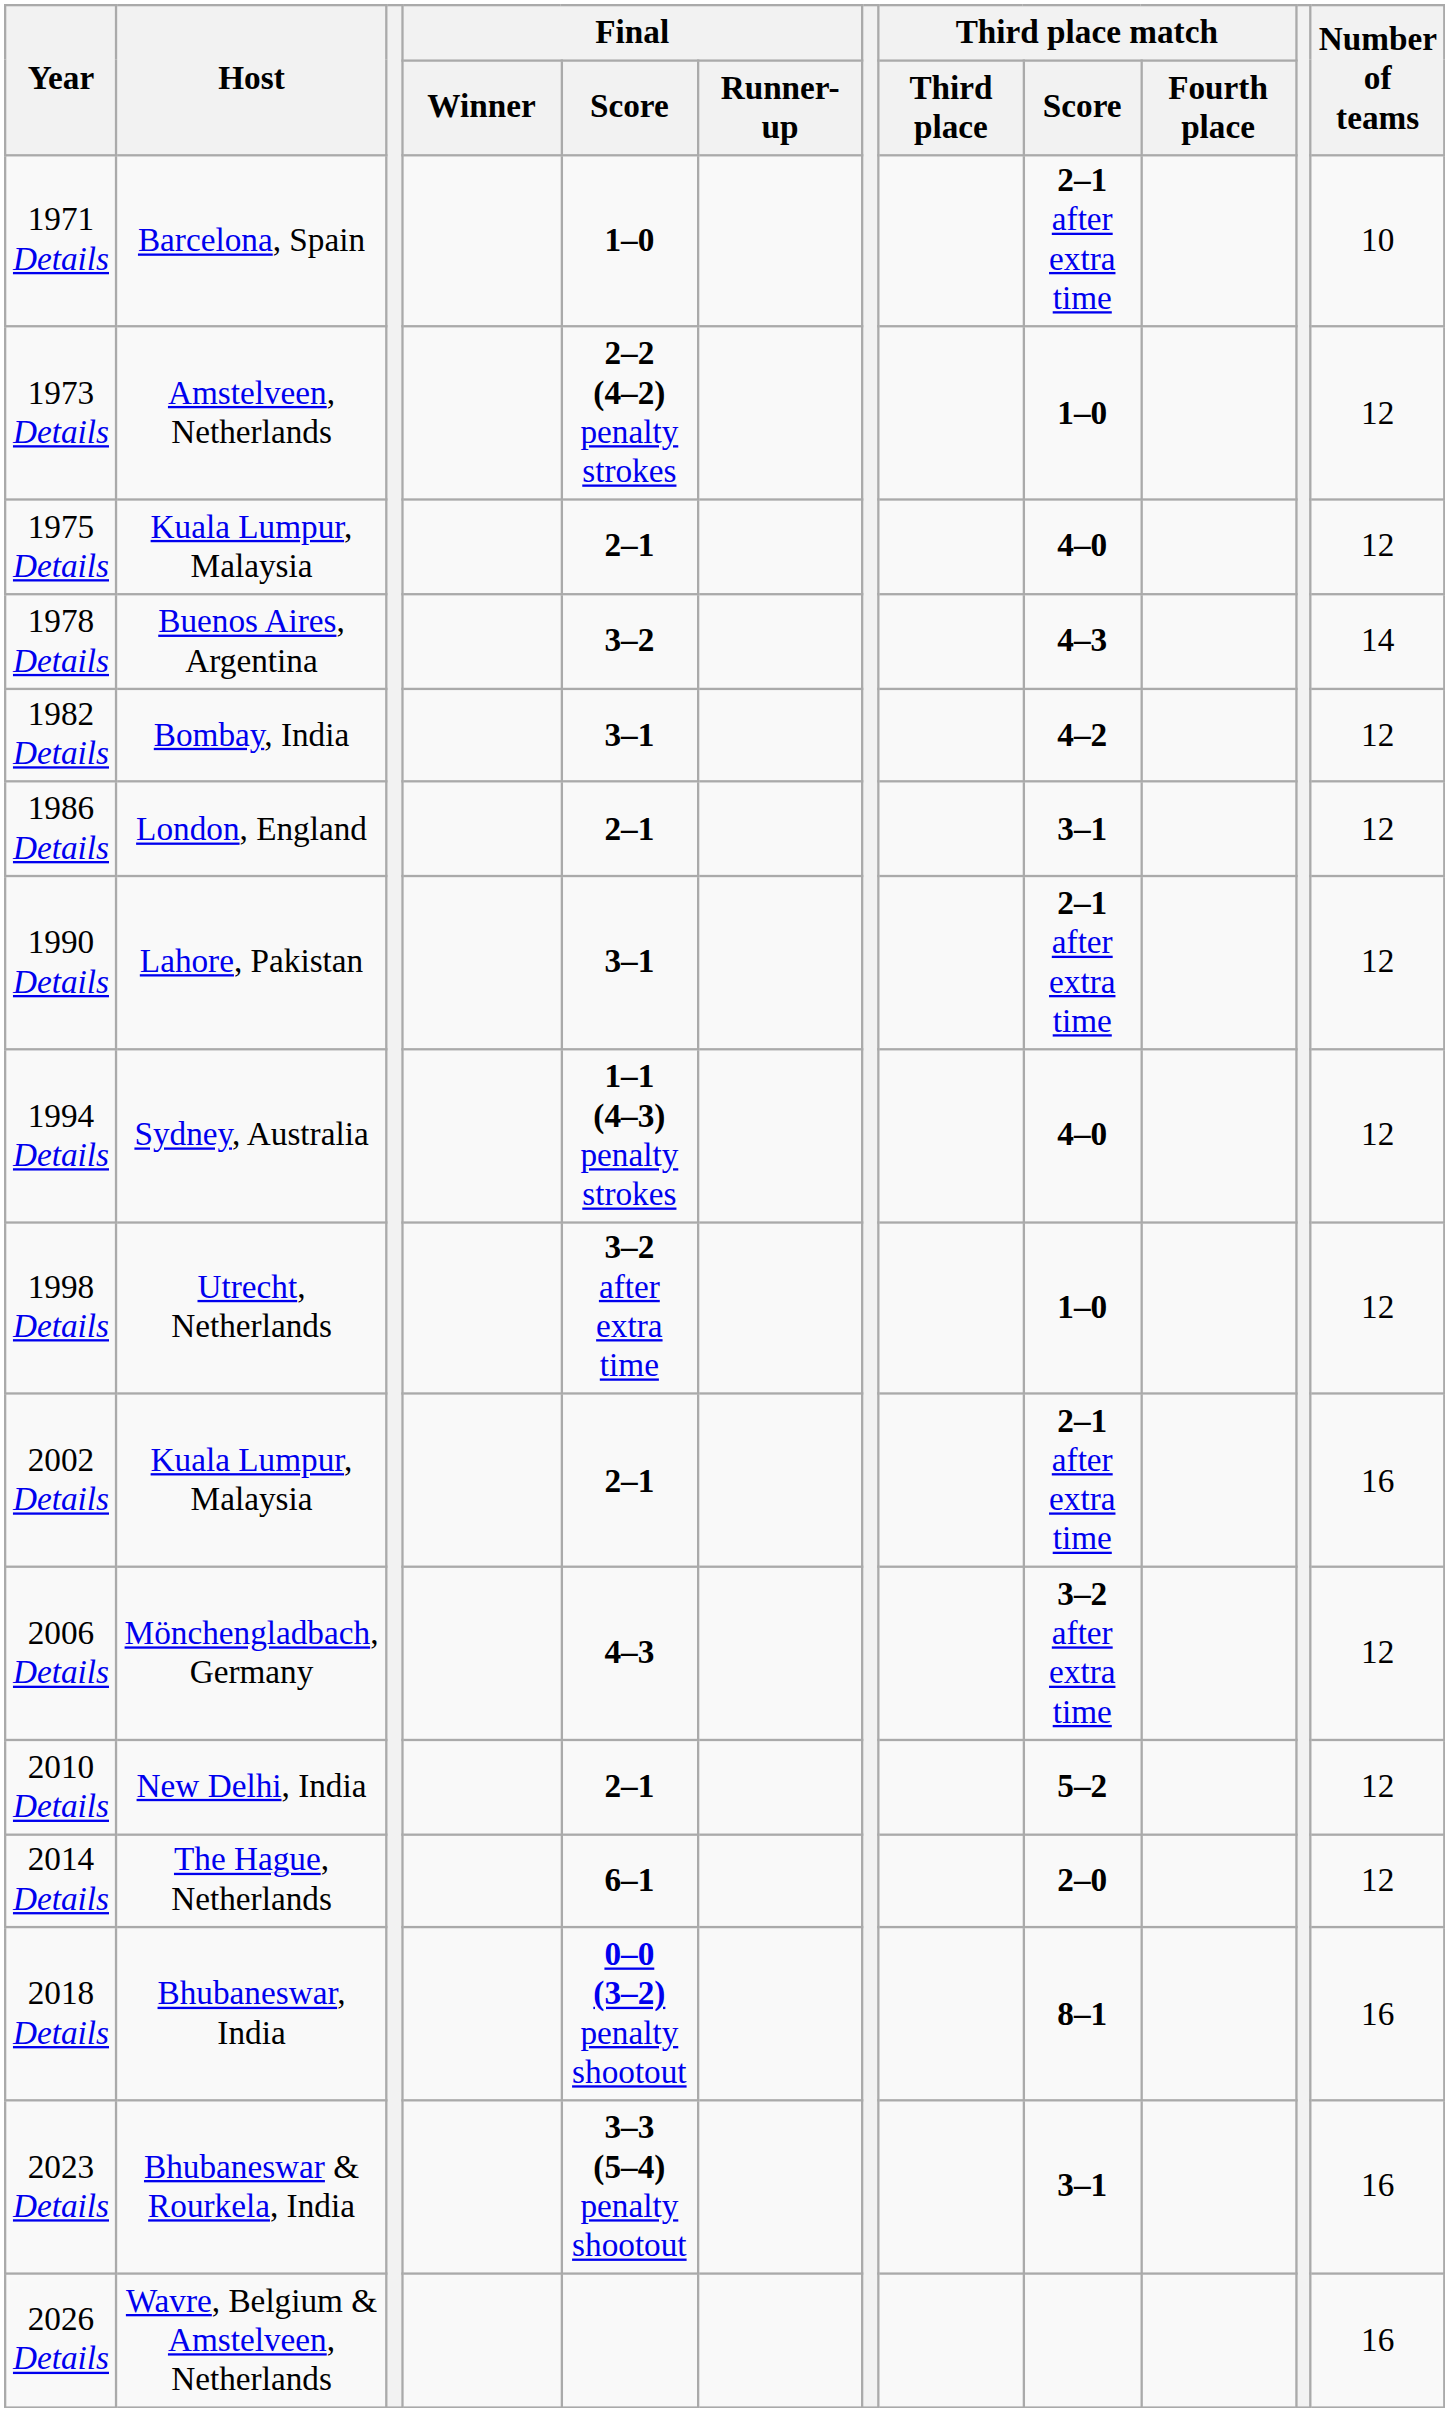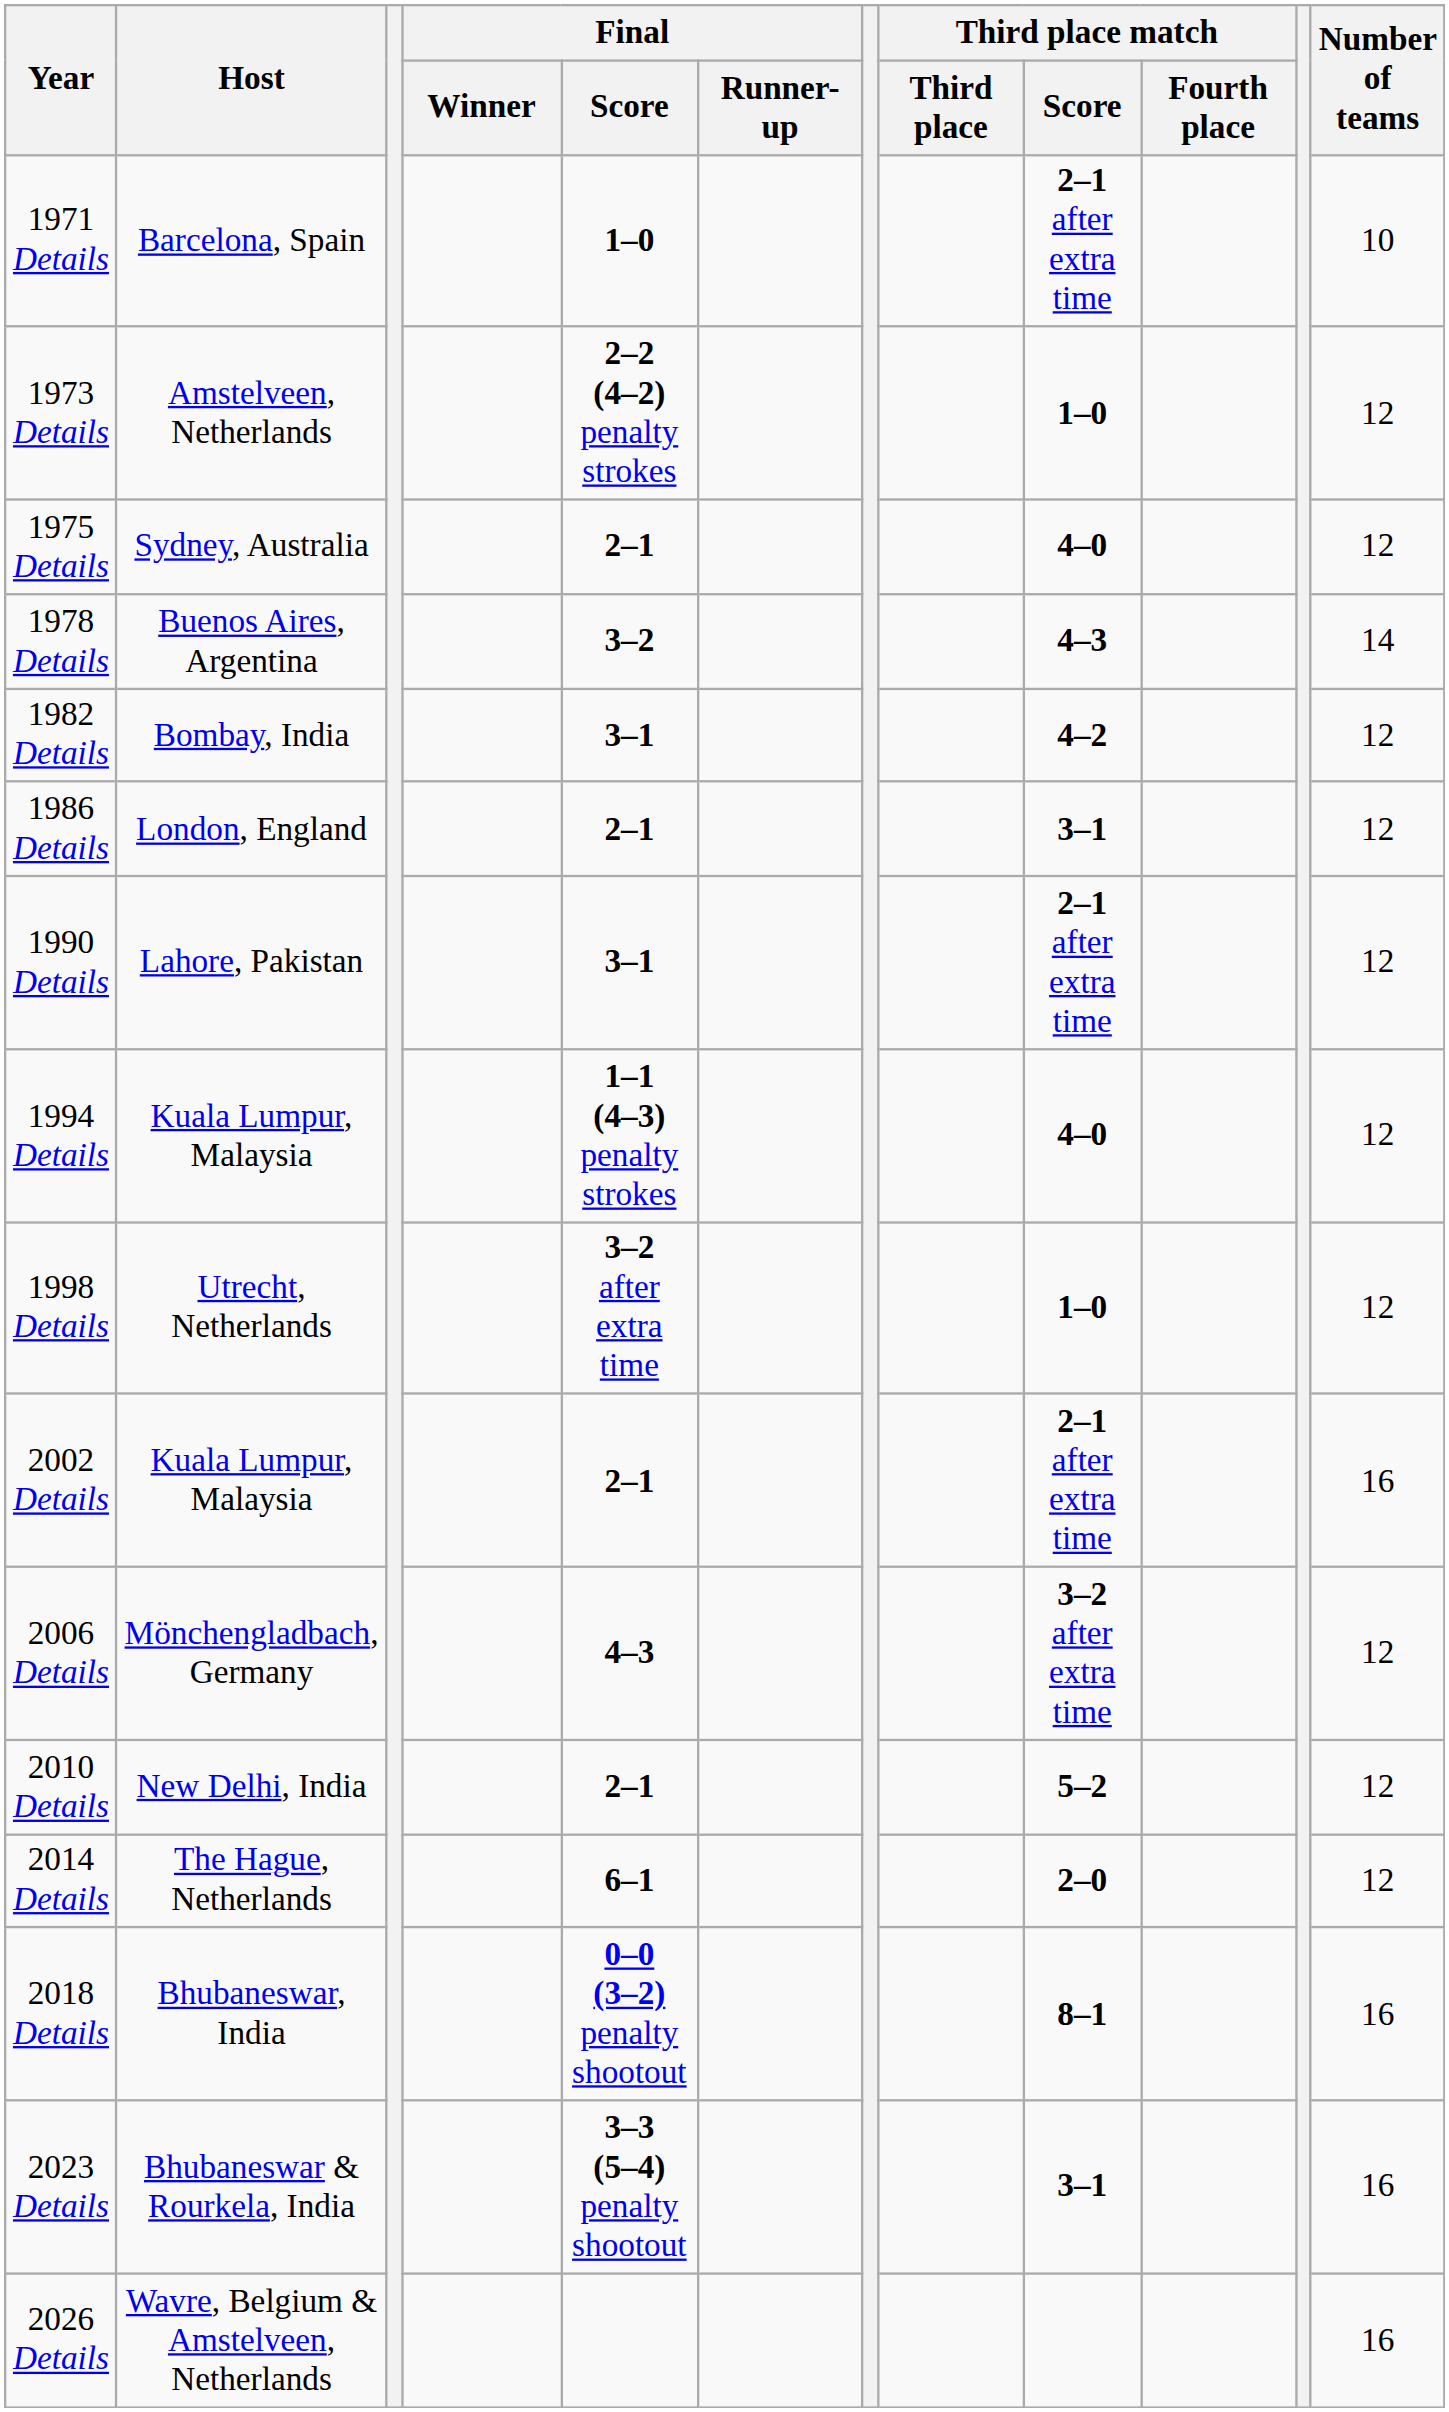(252, 546) Kuala Lumpur, Malaysia -> (252, 546) Sydney, Australia
(252, 1134) Sydney, Australia -> (252, 1134) Kuala Lumpur, Malaysia
